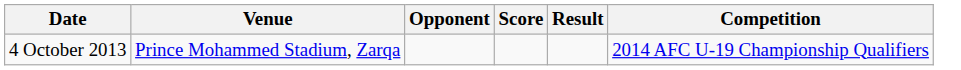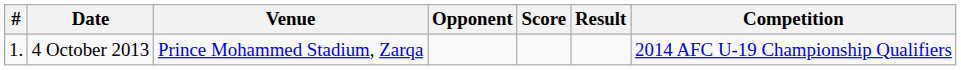+ column: (16, 19)
